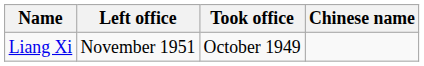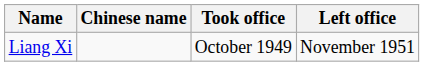columns swapped: (362, 18) <-> (138, 18)
